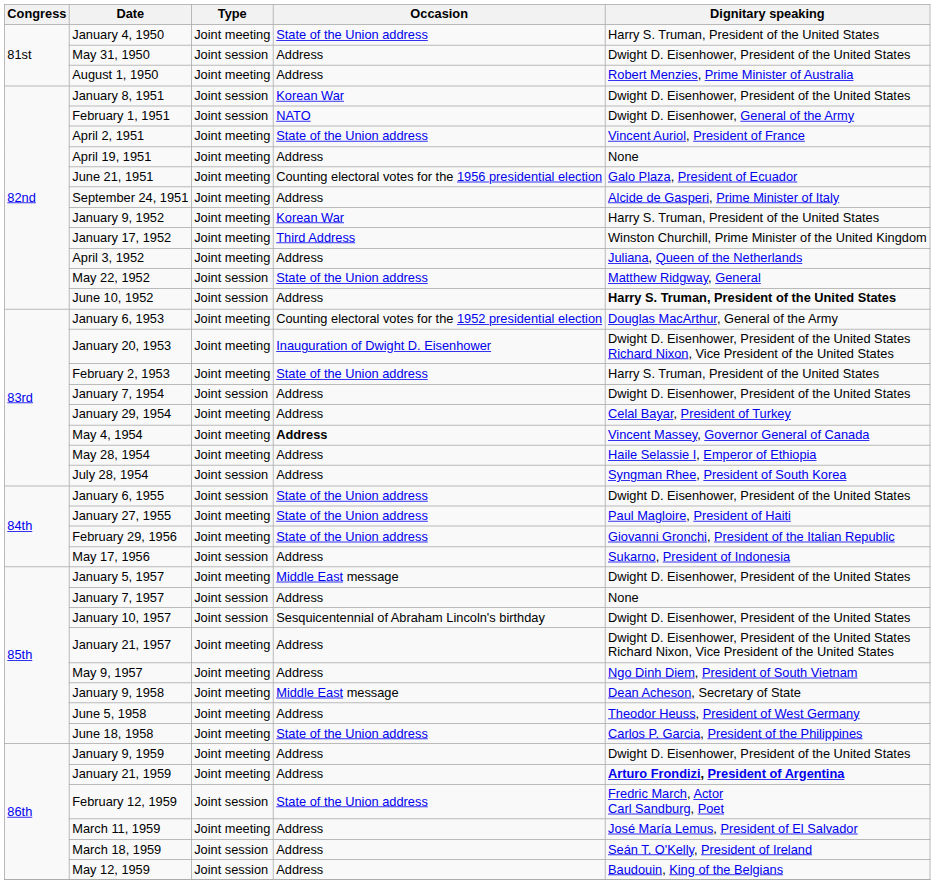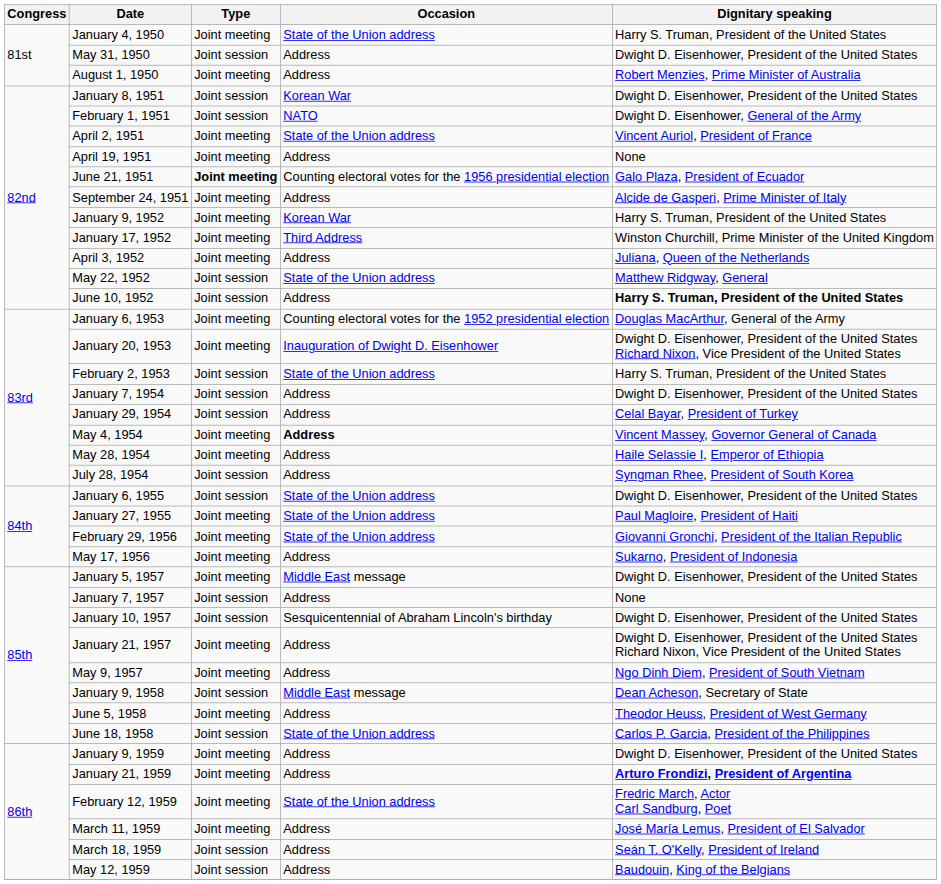(232, 177) normal -> (236, 177) bold
(232, 374) Joint meeting -> (231, 374) Joint session
(232, 414) Joint meeting -> (231, 414) Joint session
(231, 556) Joint session -> (232, 556) Joint meeting
(232, 693) Joint meeting -> (231, 693) Joint session
(232, 733) Joint meeting -> (231, 733) Joint session
(231, 801) Joint session -> (232, 801) Joint meeting
